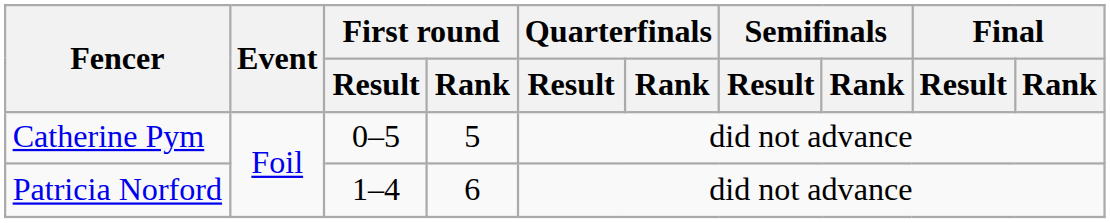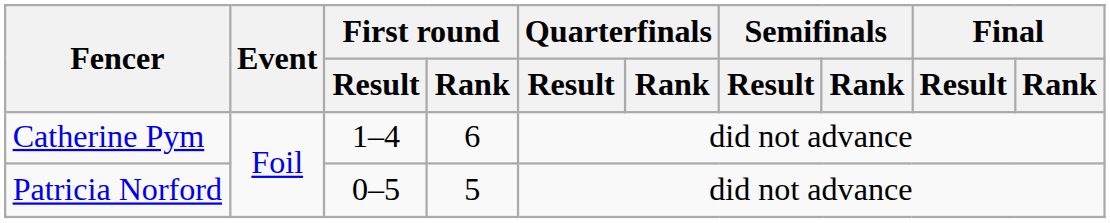(376, 137) 0–5 -> (376, 137) 1–4
(472, 137) 5 -> (472, 137) 6
(376, 190) 1–4 -> (376, 190) 0–5
(472, 190) 6 -> (472, 190) 5
